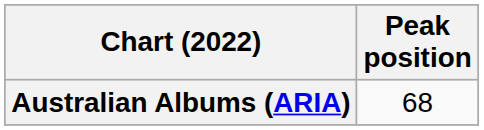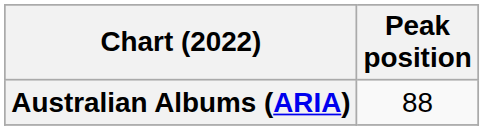(418, 102) 68 -> (418, 102) 88
